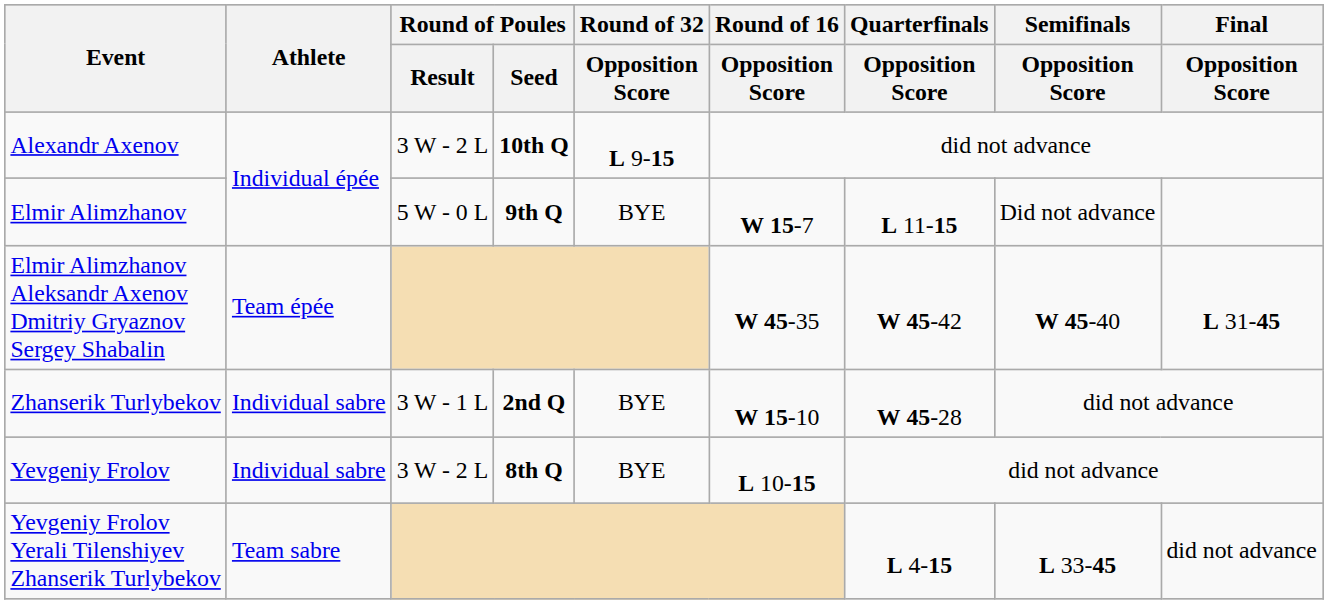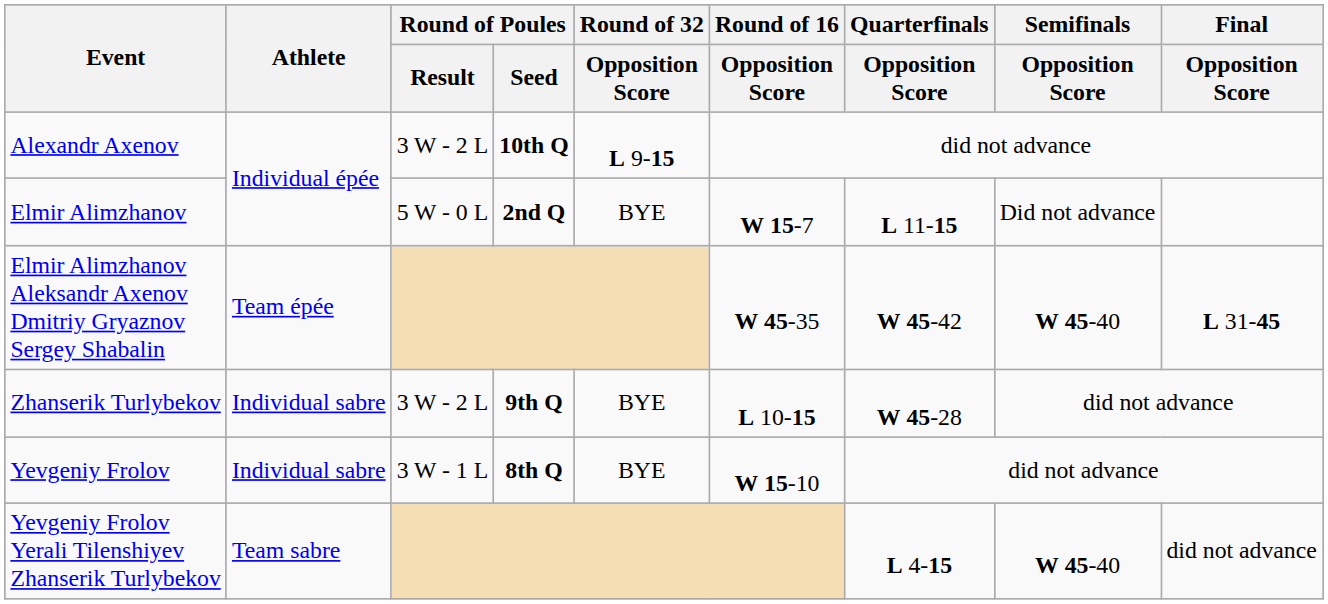(534, 212) 9th Q -> (534, 212) 2nd Q
(442, 402) 3 W - 1 L -> (442, 402) 3 W - 2 L
(534, 402) 2nd Q -> (534, 402) 9th Q
(777, 416) W 15-10 -> (777, 416) L 10-15
(442, 469) 3 W - 2 L -> (442, 469) 3 W - 1 L
(777, 484) L 10-15 -> (777, 484) W 15-10
(1078, 565) L 33-45 -> (1078, 565) W 45-40
